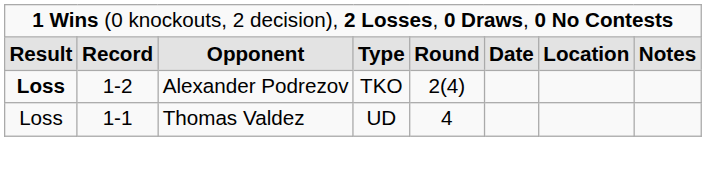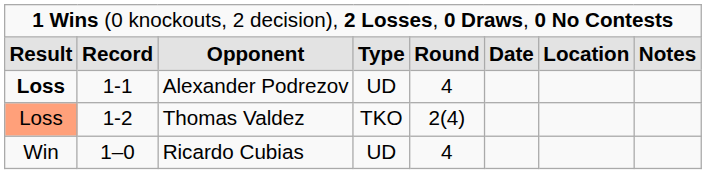(118, 86) 1-2 -> (118, 86) 1-1
(381, 86) TKO -> (381, 86) UD
(447, 86) 2(4) -> (447, 86) 4
(41, 119) no background -> (41, 119) lightsalmon background
(118, 119) 1-1 -> (118, 119) 1-2
(381, 119) UD -> (381, 119) TKO
(447, 119) 4 -> (447, 119) 2(4)
+ row: (233, 151)
